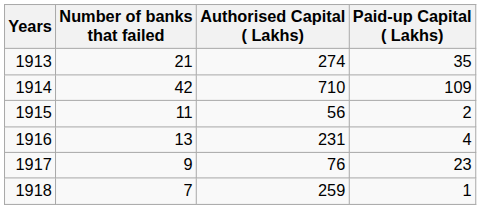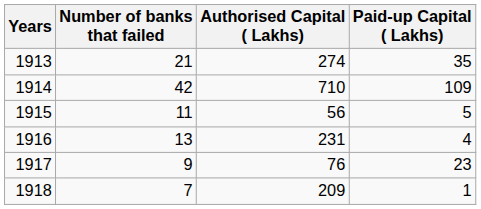(467, 113) 2 -> (467, 113) 5
(332, 191) 259 -> (332, 191) 209
